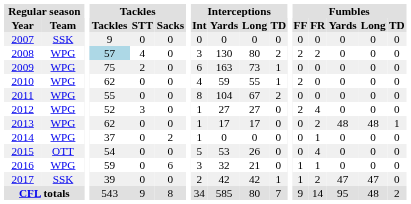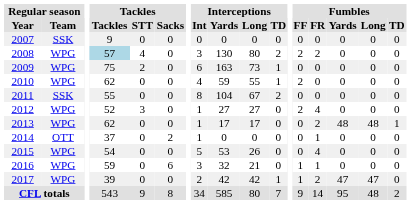(63, 95) WPG -> (63, 95) SSK
(63, 137) WPG -> (63, 137) OTT
(63, 151) OTT -> (63, 151) WPG
(63, 179) SSK -> (63, 179) WPG
